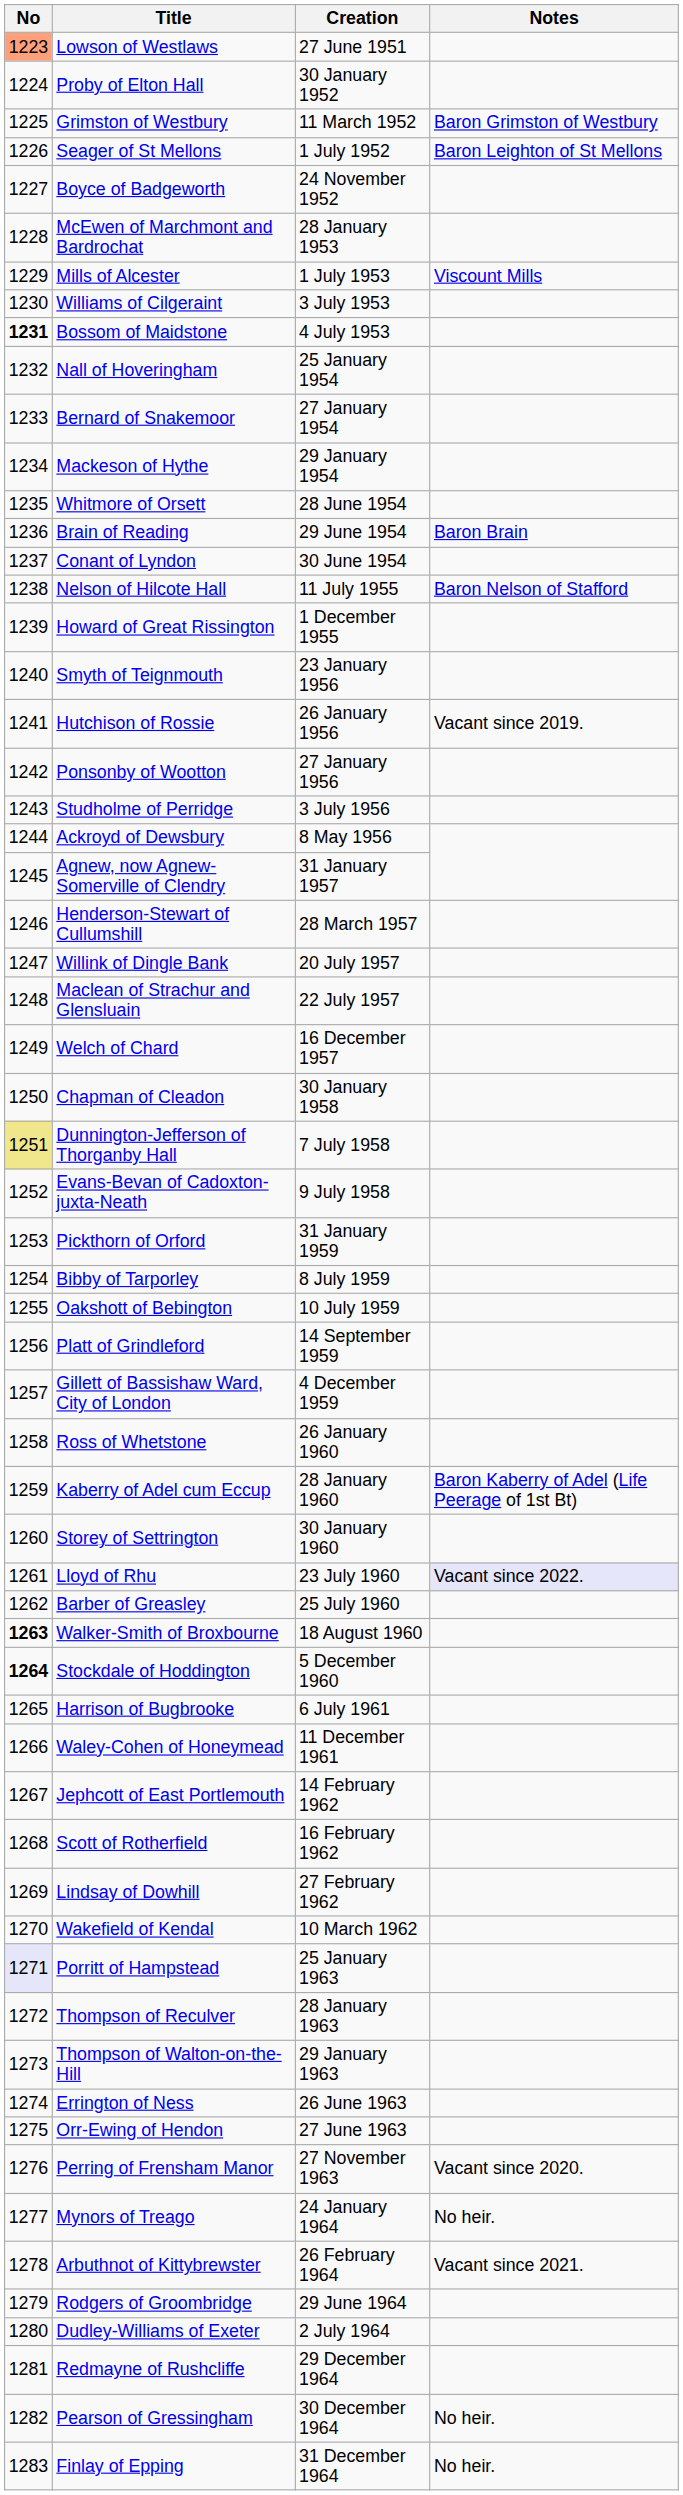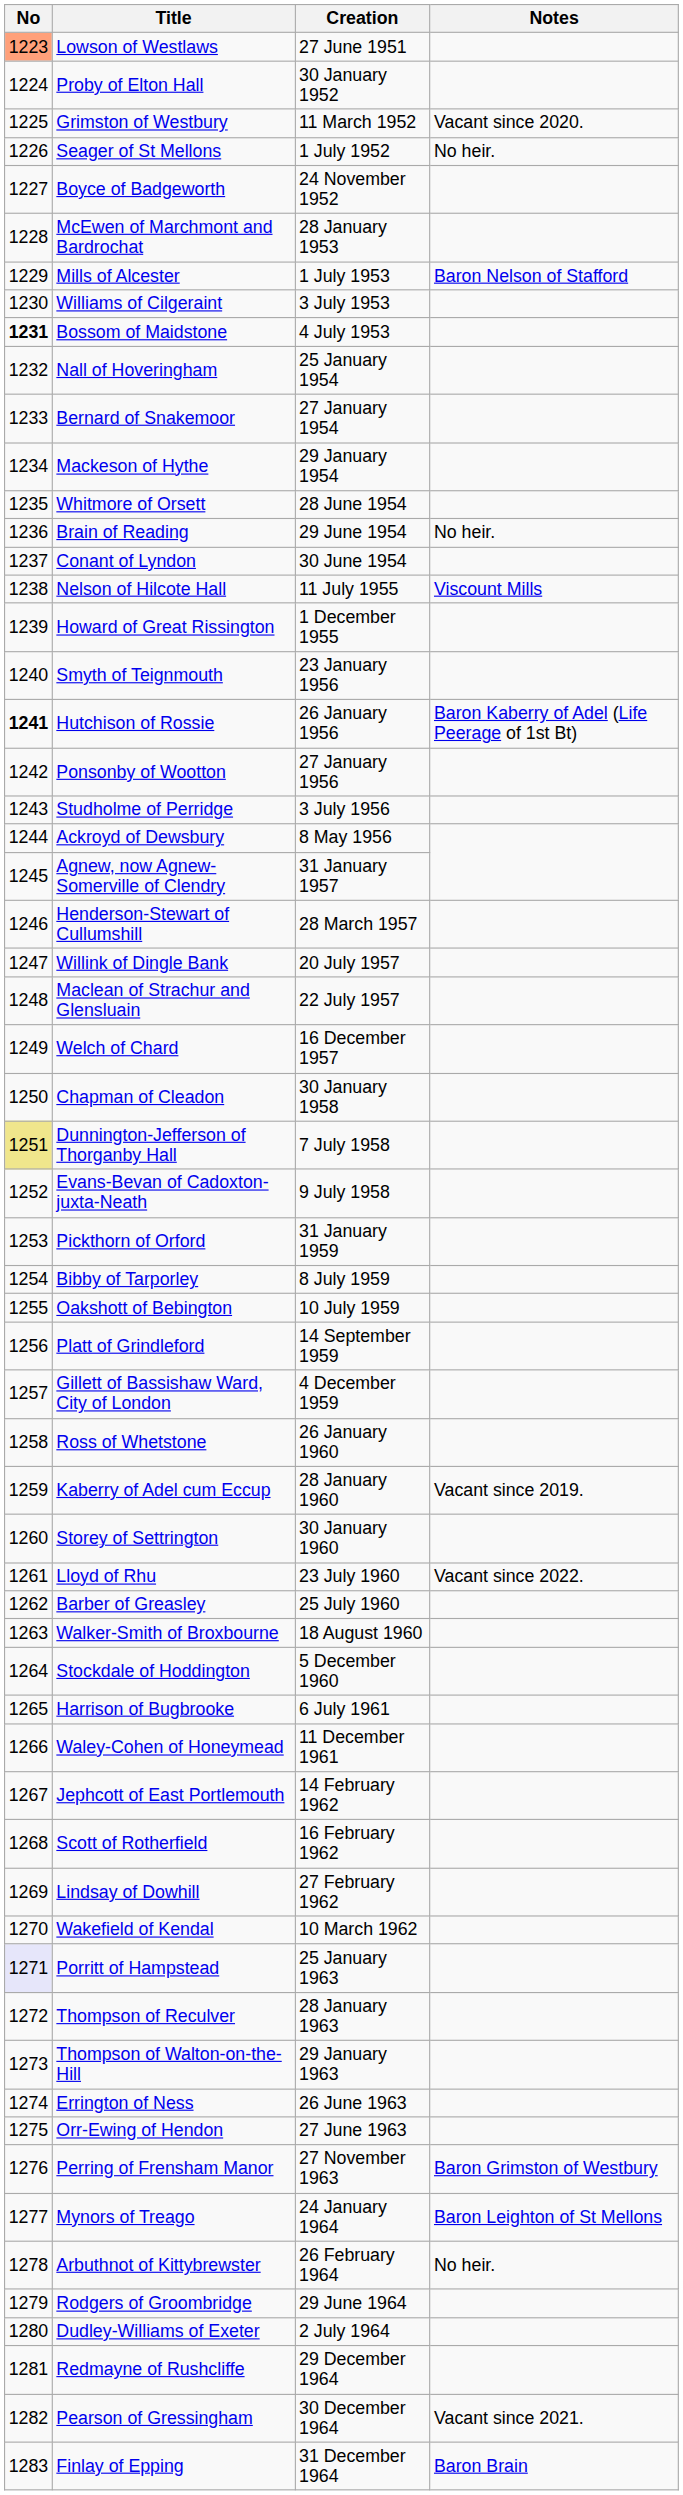(546, 123) Baron Grimston of Westbury -> (509, 123) Vacant since 2020.
(548, 151) Baron Leighton of St Mellons -> (465, 151) No heir.
(488, 275) Viscount Mills -> (531, 275) Baron Nelson of Stafford
(481, 532) Baron Brain -> (465, 532) No heir.
(531, 589) Baron Nelson of Stafford -> (488, 589) Viscount Mills
(28, 723) normal -> (28, 723) bold
(509, 723) Vacant since 2019. -> (541, 723) Baron Kaberry of Adel (Life Peerage of 1st Bt)
(541, 1490) Baron Kaberry of Adel (Life Peerage of 1st Bt) -> (509, 1490) Vacant since 2019.
(509, 1576) lavender background -> (509, 1576) no background
(28, 1632) bold -> (28, 1632) normal
(28, 1671) bold -> (28, 1671) normal
(509, 2168) Vacant since 2020. -> (546, 2168) Baron Grimston of Westbury
(465, 2217) No heir. -> (548, 2217) Baron Leighton of St Mellons
(509, 2265) Vacant since 2021. -> (465, 2265) No heir.
(465, 2417) No heir. -> (509, 2417) Vacant since 2021.
(465, 2465) No heir. -> (481, 2465) Baron Brain
